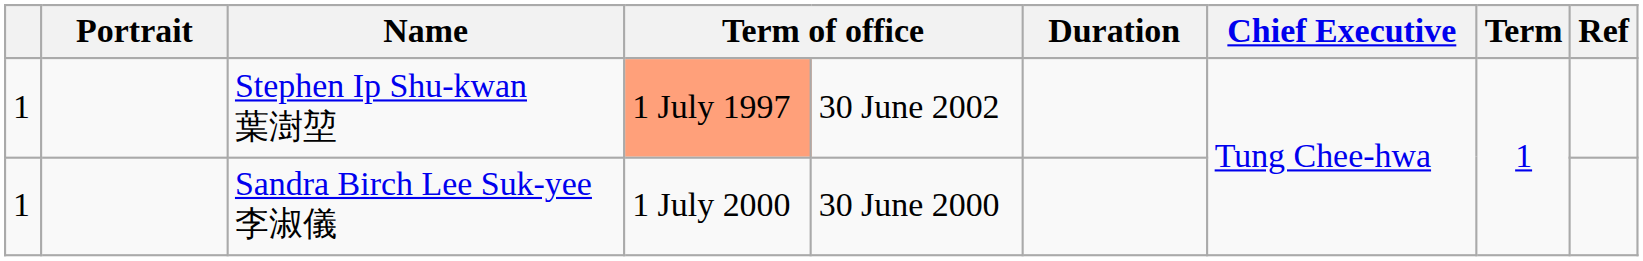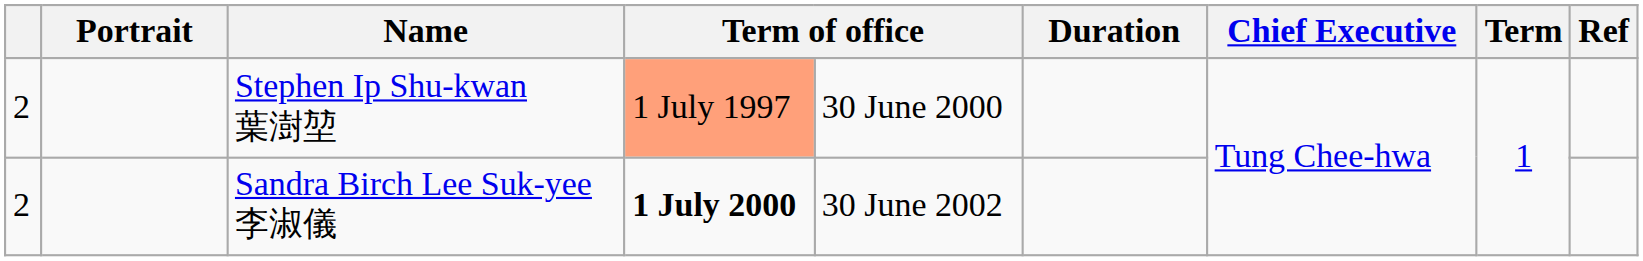(21, 107) 1 -> (21, 107) 2
(909, 107) 30 June 2002 -> (912, 107) 30 June 2000
(21, 205) 1 -> (21, 205) 2
(711, 205) normal -> (714, 205) bold
(909, 205) 30 June 2000 -> (912, 205) 30 June 2002
